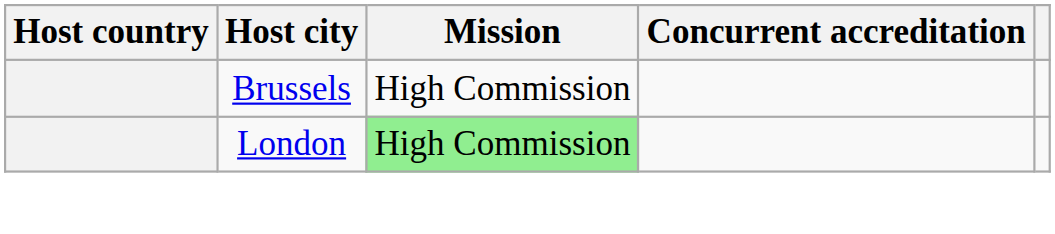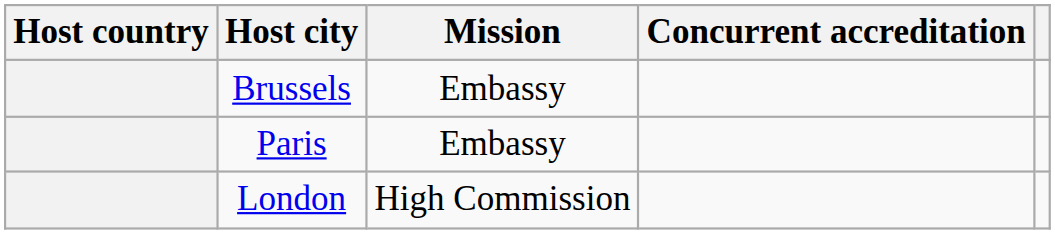(502, 87) High Commission -> (502, 87) Embassy
+ row: (292, 143)
(502, 143) lightgreen background -> (502, 198) no background
